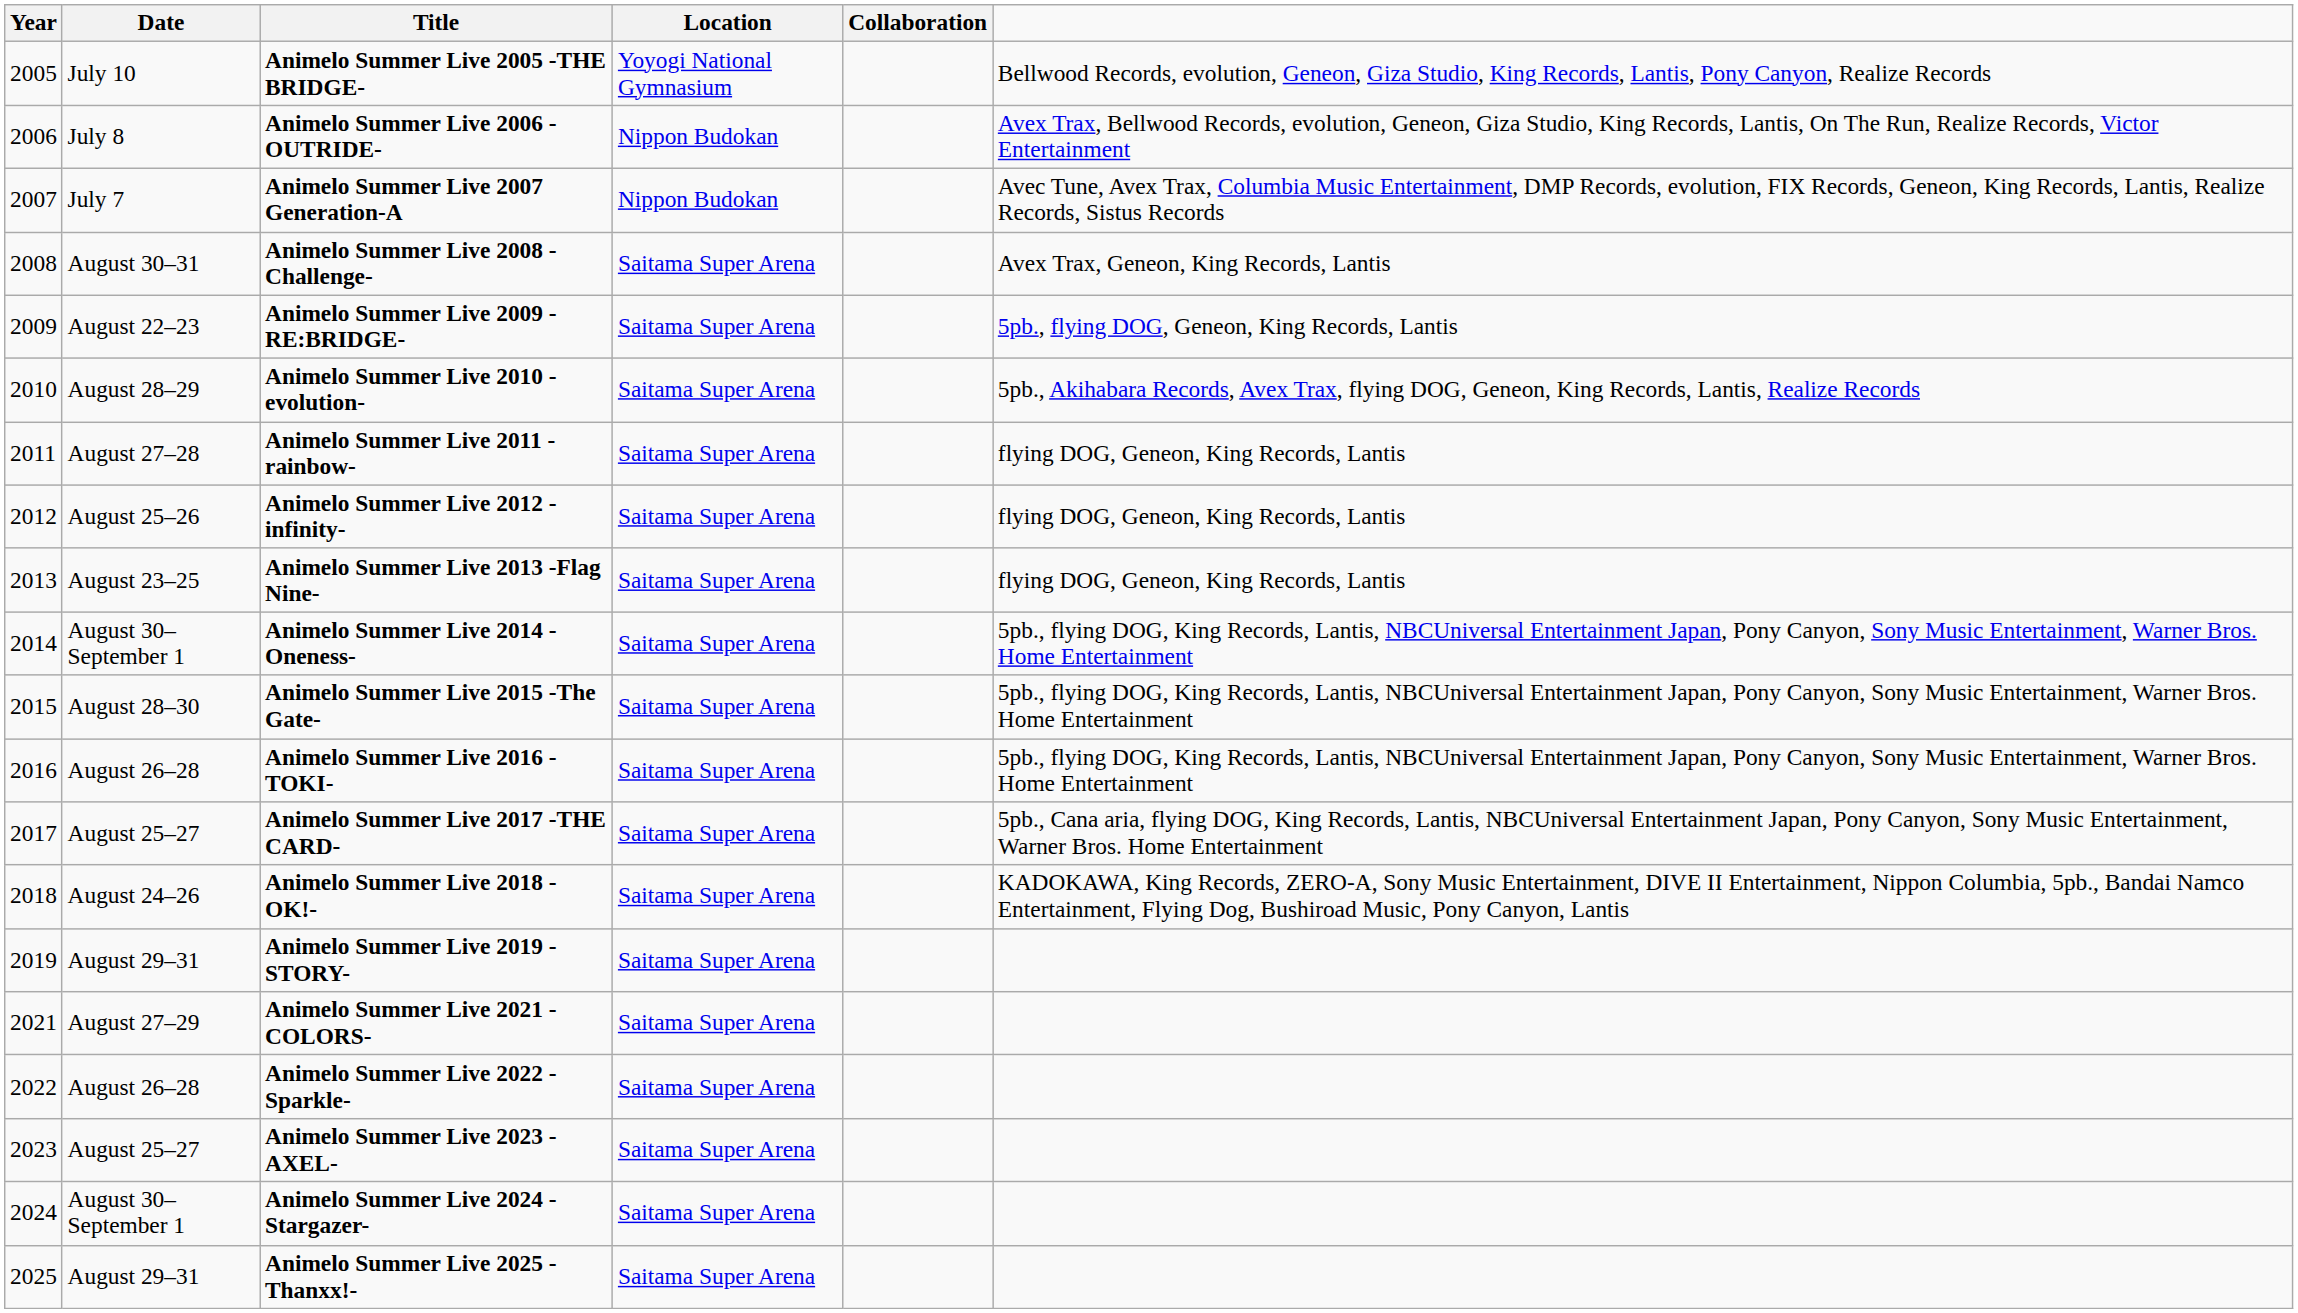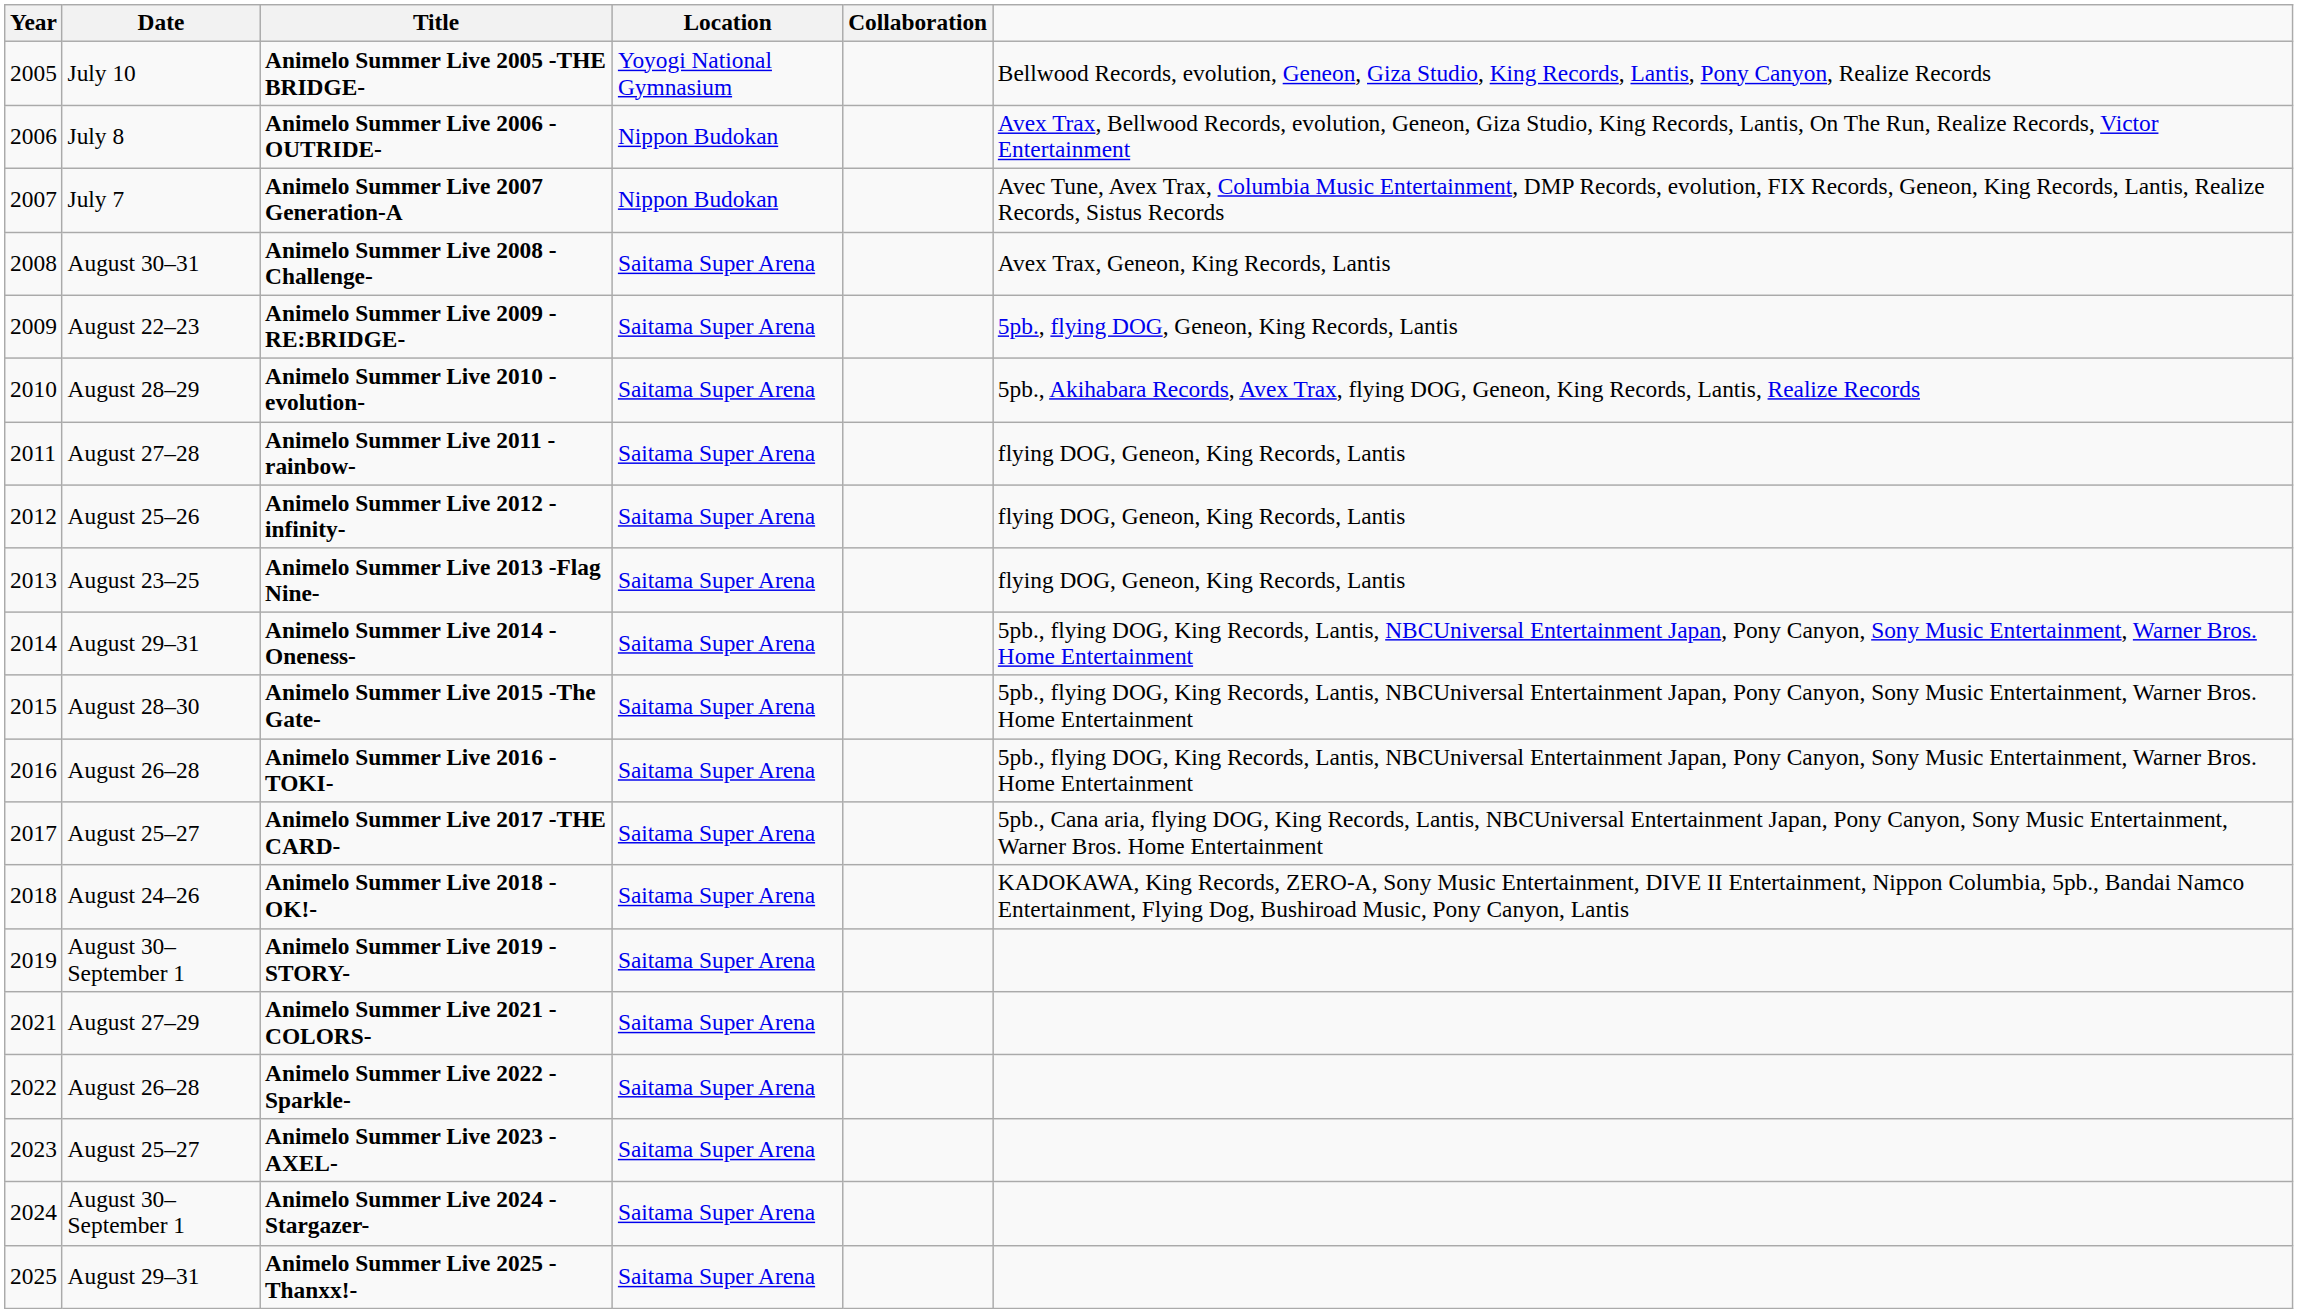(126, 643) August 30–September 1 -> (133, 643) August 29–31
(133, 959) August 29–31 -> (126, 959) August 30–September 1
